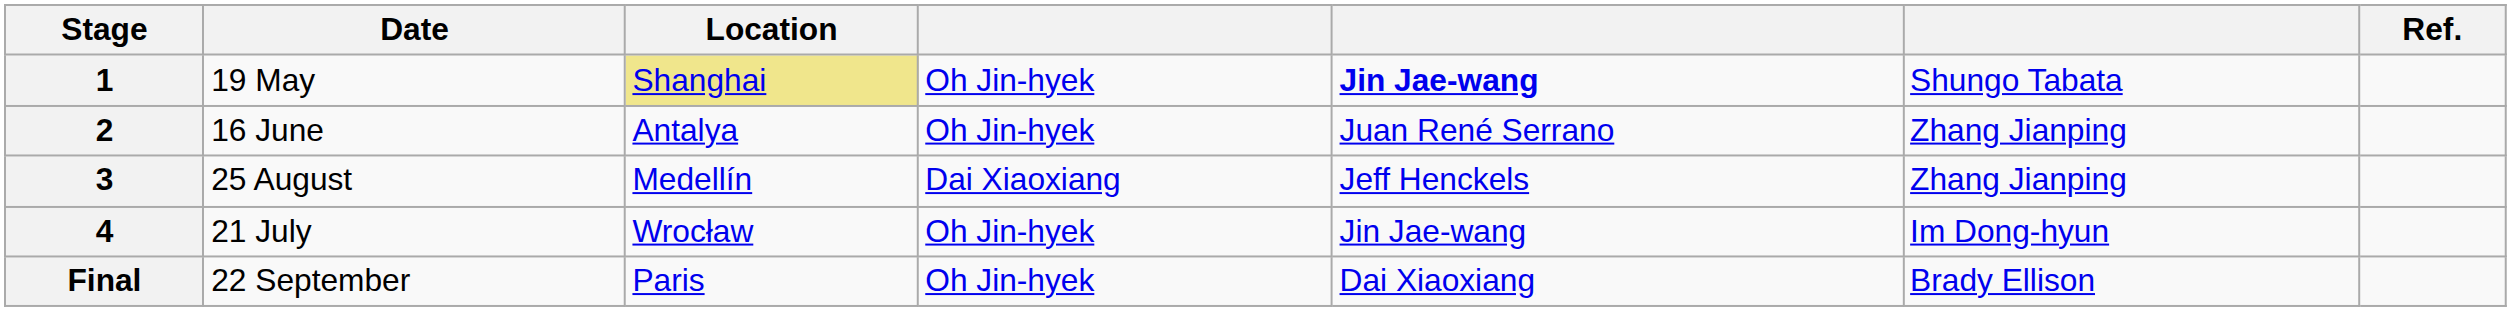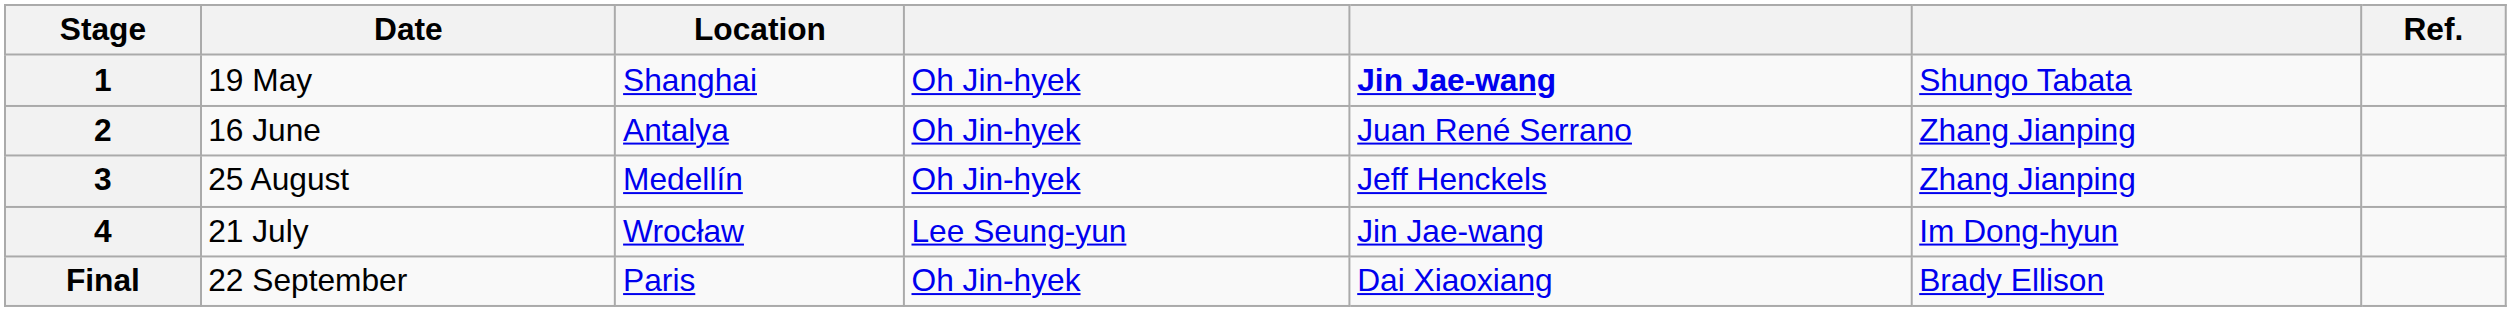(699, 79) khaki background -> (690, 79) no background
(1023, 180) Dai Xiaoxiang -> (996, 180) Oh Jin-hyek
(1010, 230) Oh Jin-hyek -> (1019, 230) Lee Seung-yun
